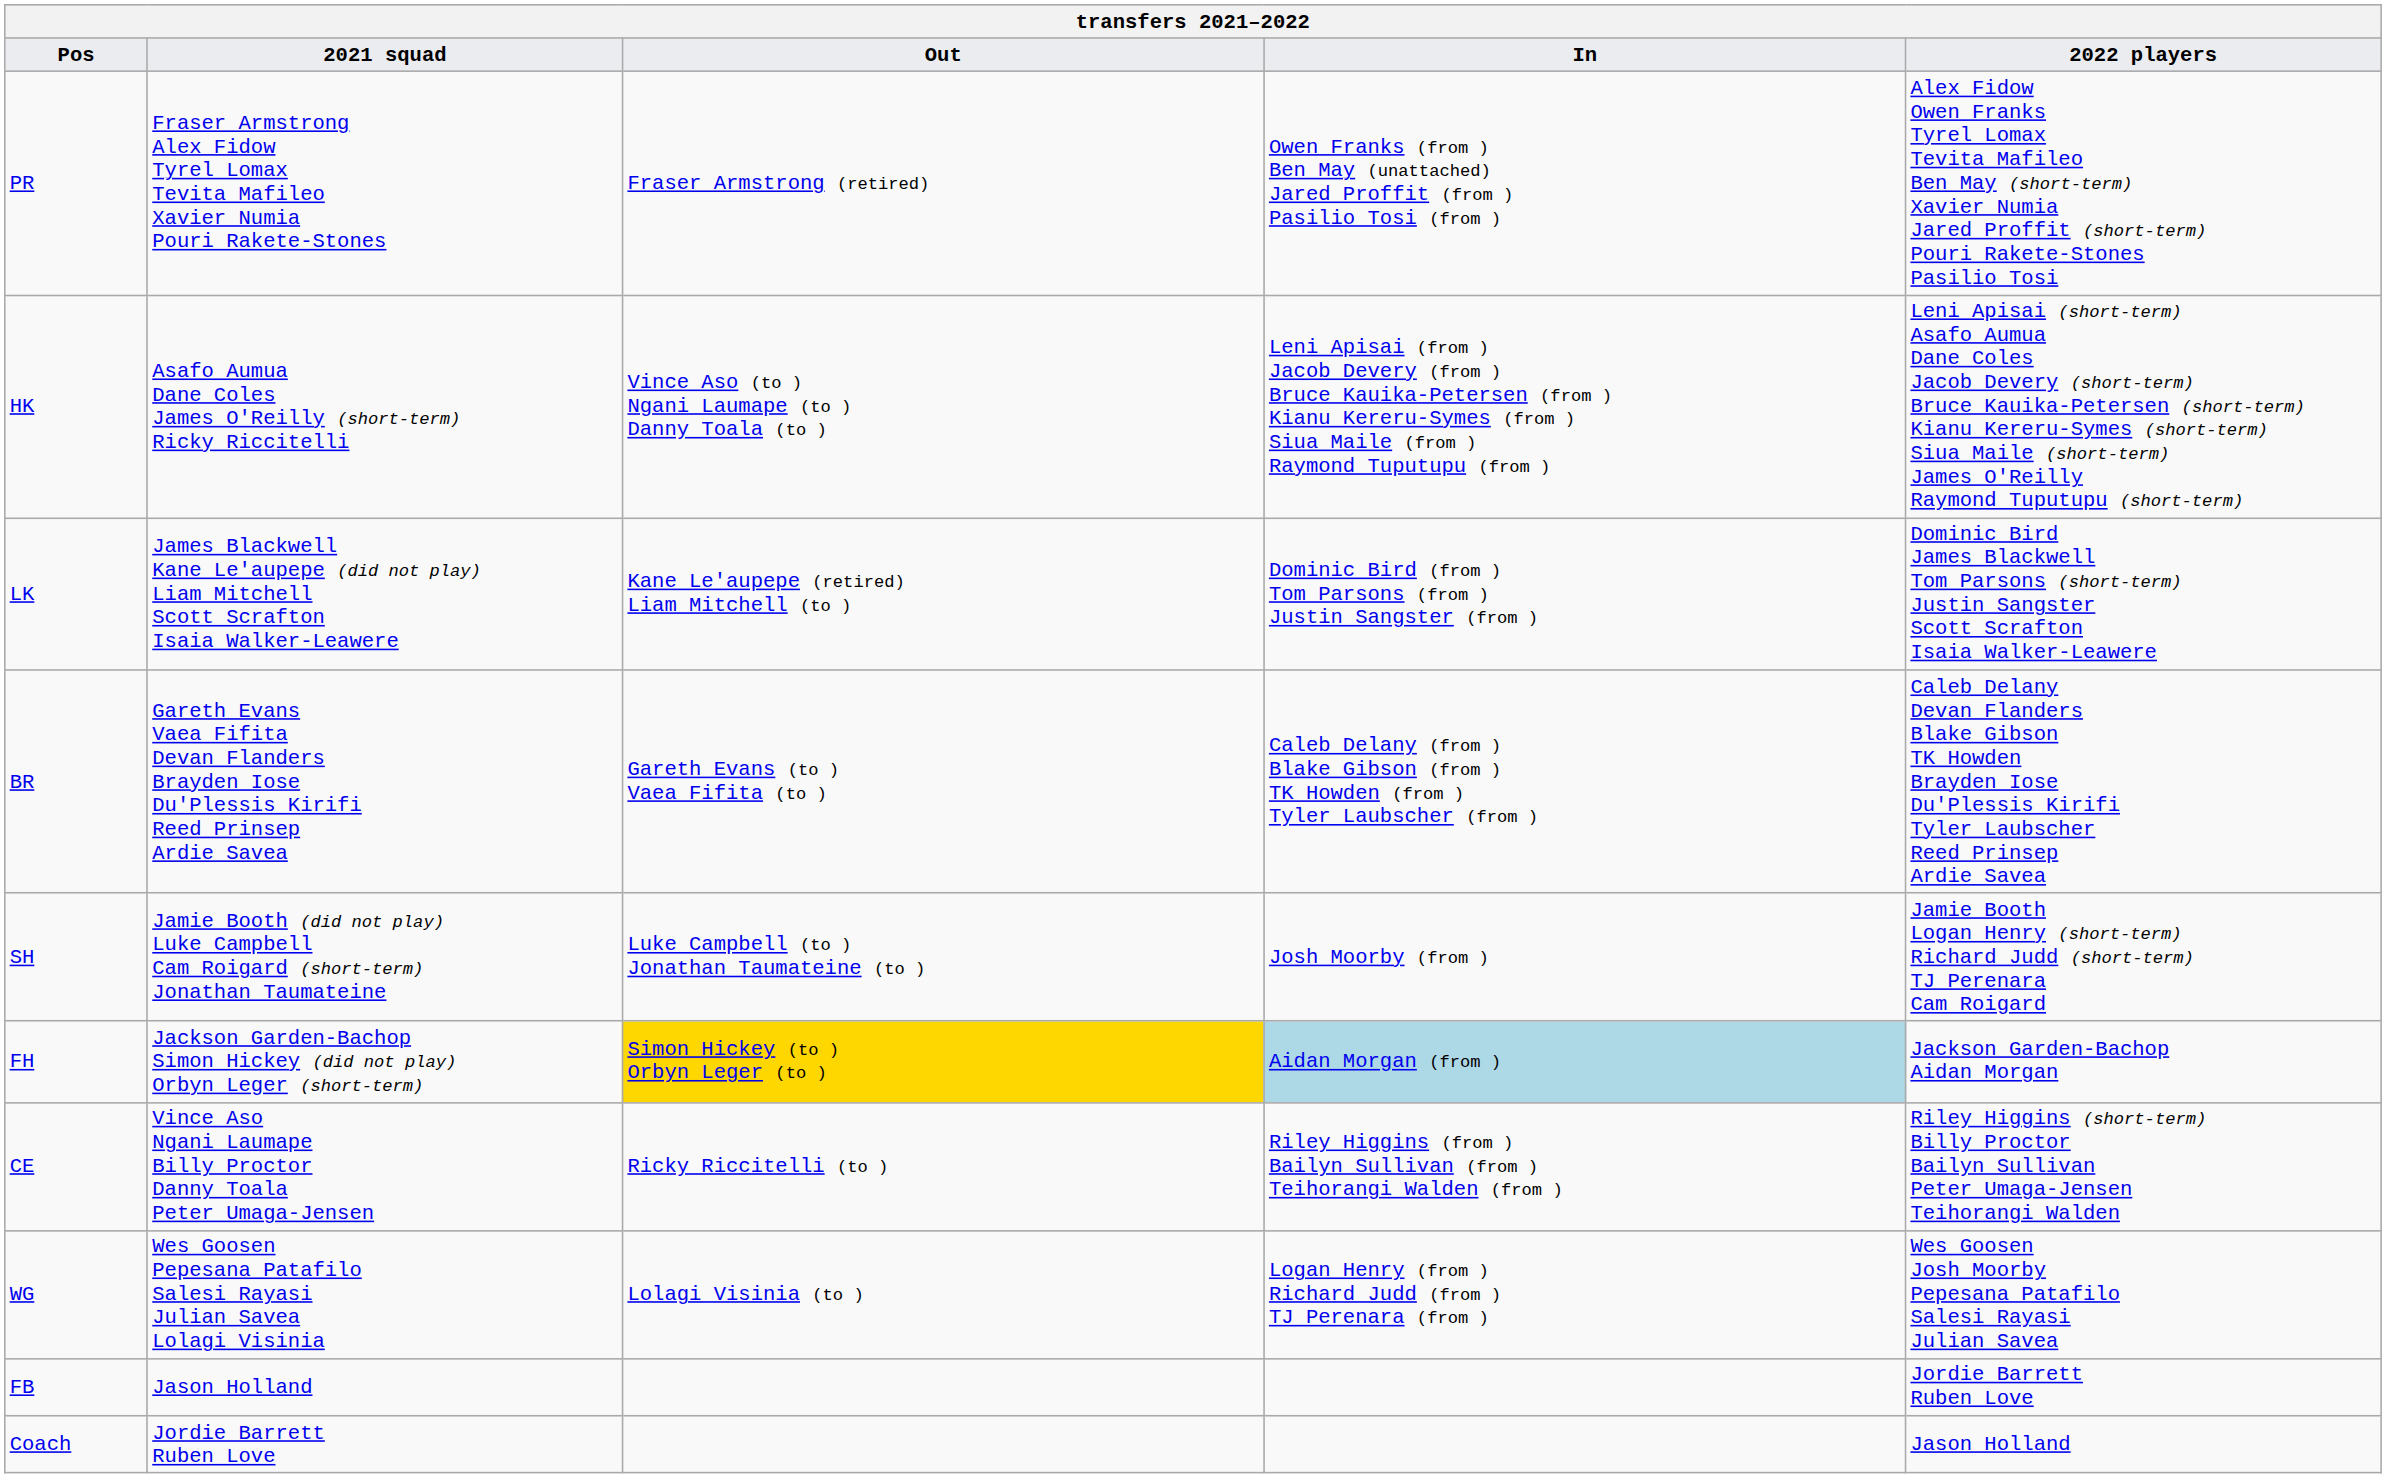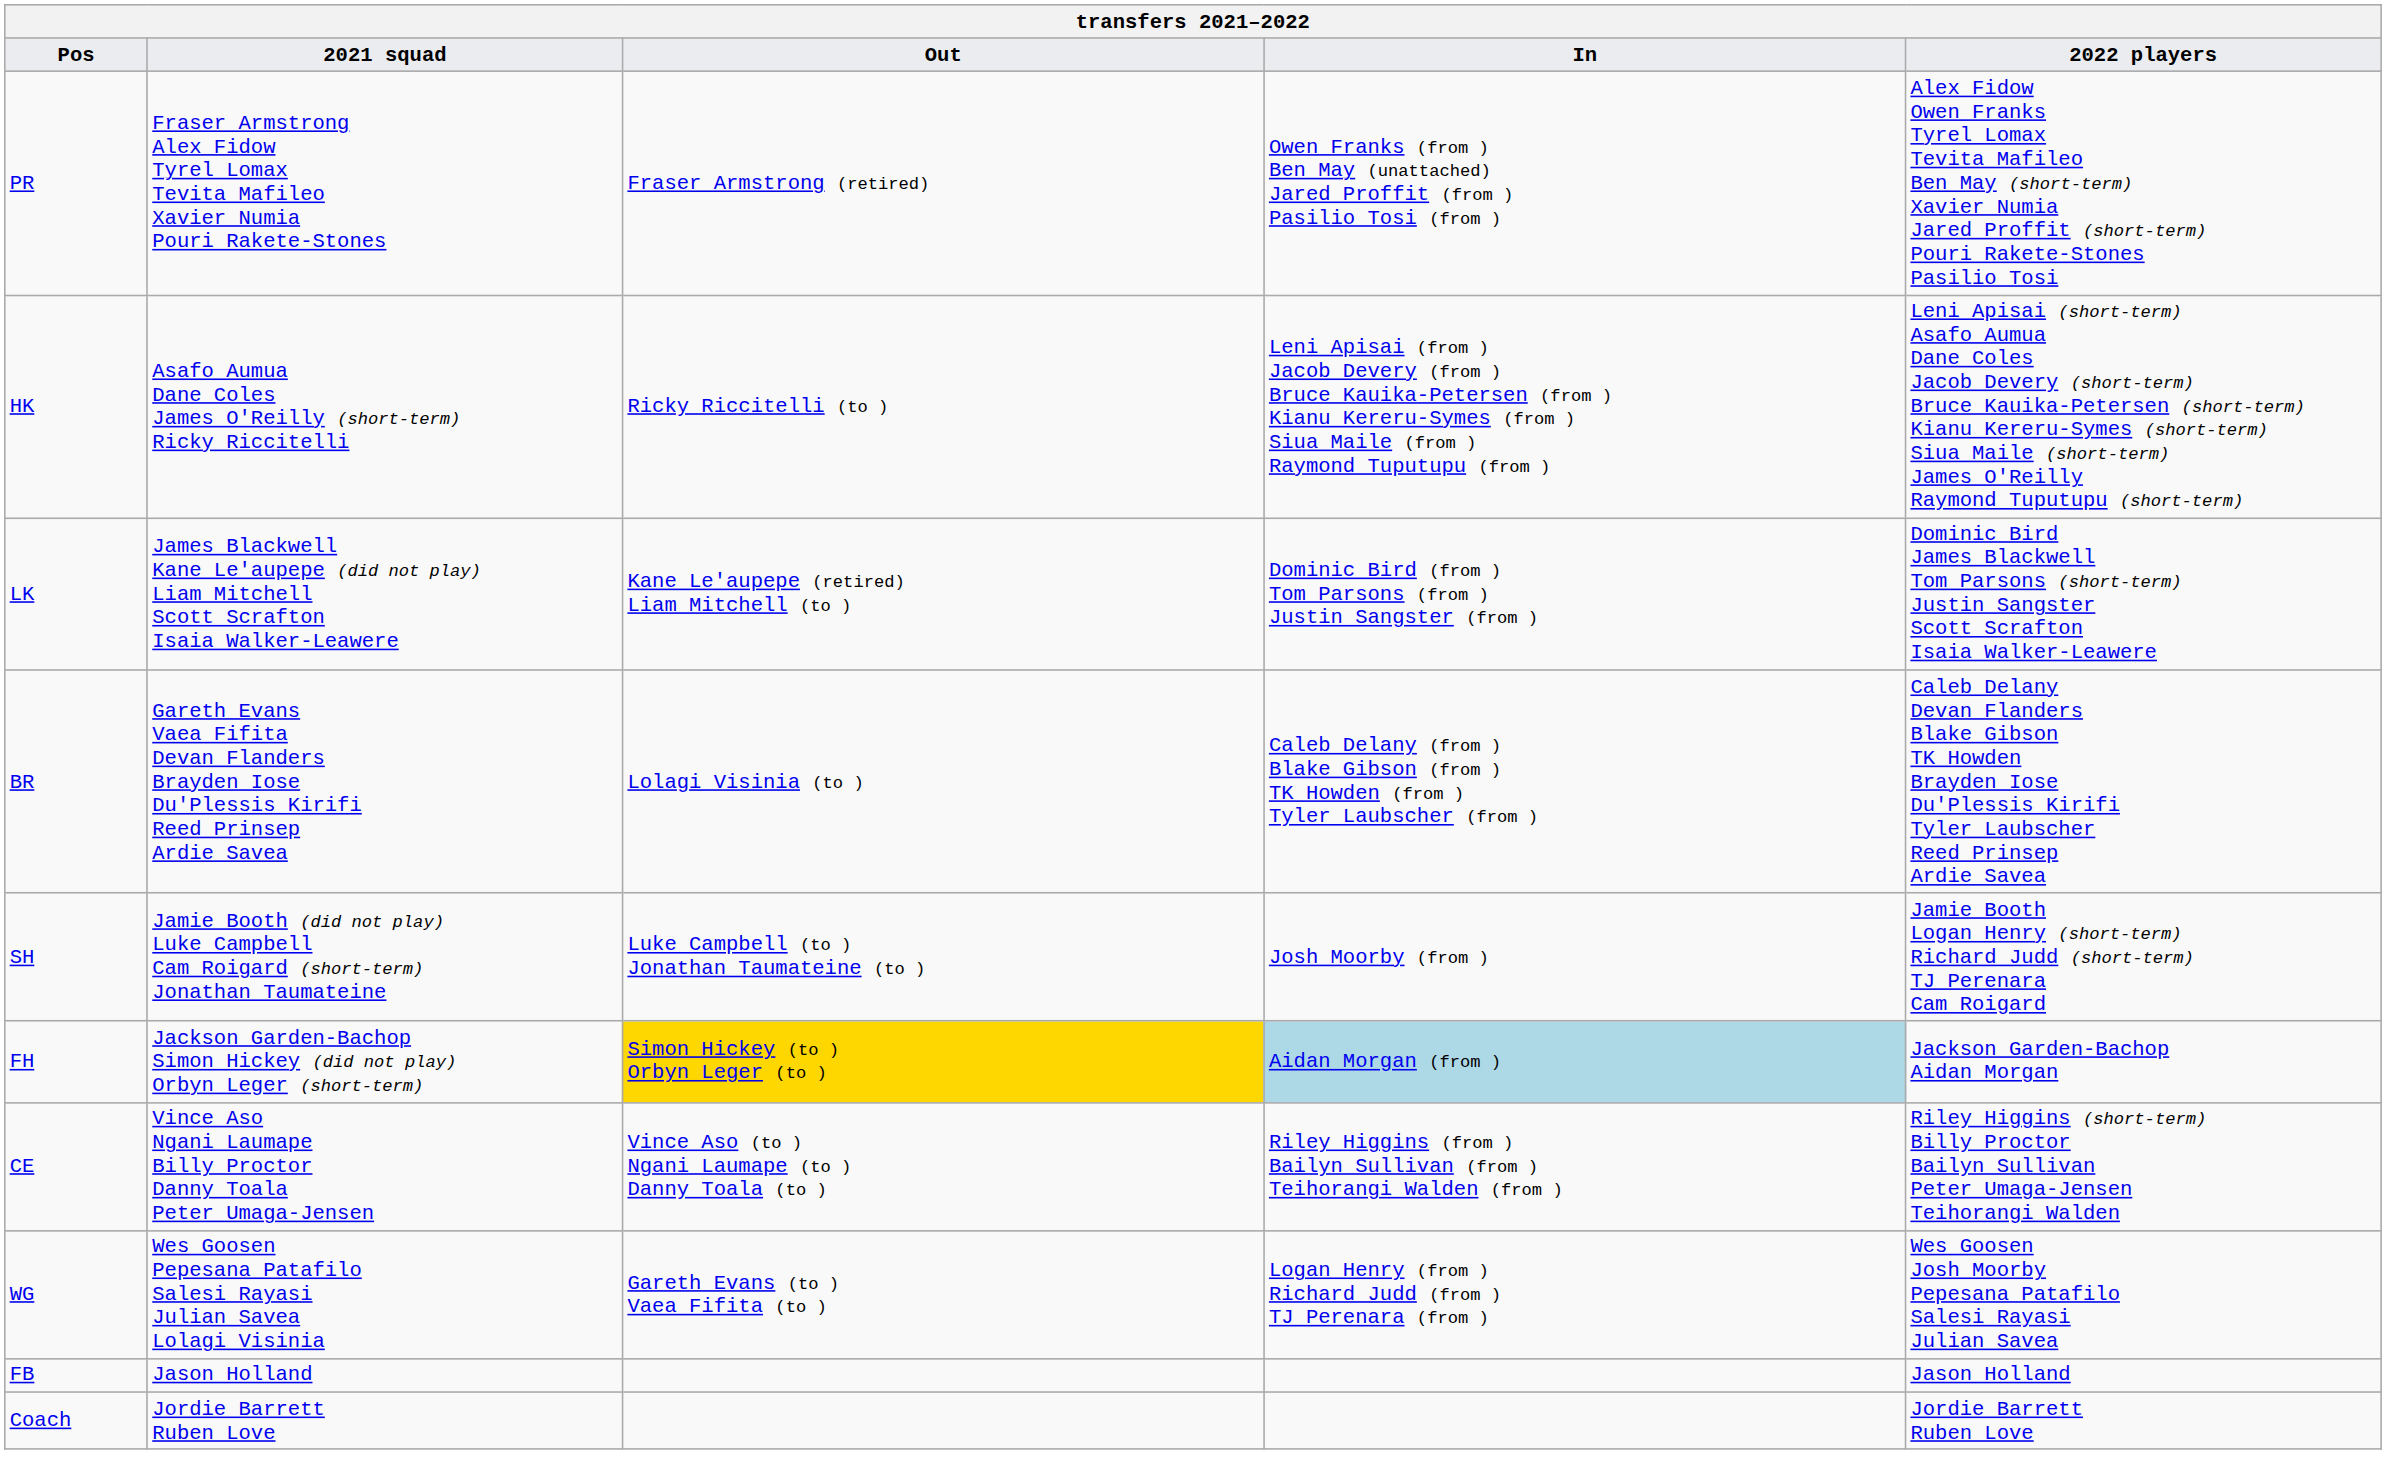(739, 406) Vince Aso (to ) Ngani Laumape (to ) Danny Toala (to ) -> (758, 406) Ricky Riccitelli (to )
(733, 781) Gareth Evans (to ) Vaea Fifita (to ) -> (746, 781) Lolagi Visinia (to )
(758, 1166) Ricky Riccitelli (to ) -> (739, 1166) Vince Aso (to ) Ngani Laumape (to ) Danny Toala (to )
(746, 1295) Lolagi Visinia (to ) -> (733, 1295) Gareth Evans (to ) Vaea Fifita (to )
(1997, 1387) Jordie Barrett Ruben Love -> (1991, 1375) Jason Holland
(1991, 1444) Jason Holland -> (1997, 1421) Jordie Barrett Ruben Love
